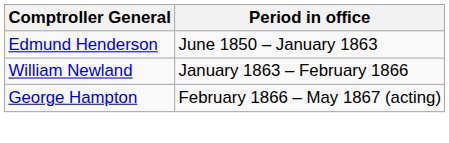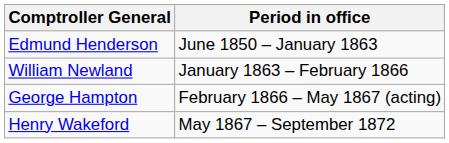+ row: (69, 124)
